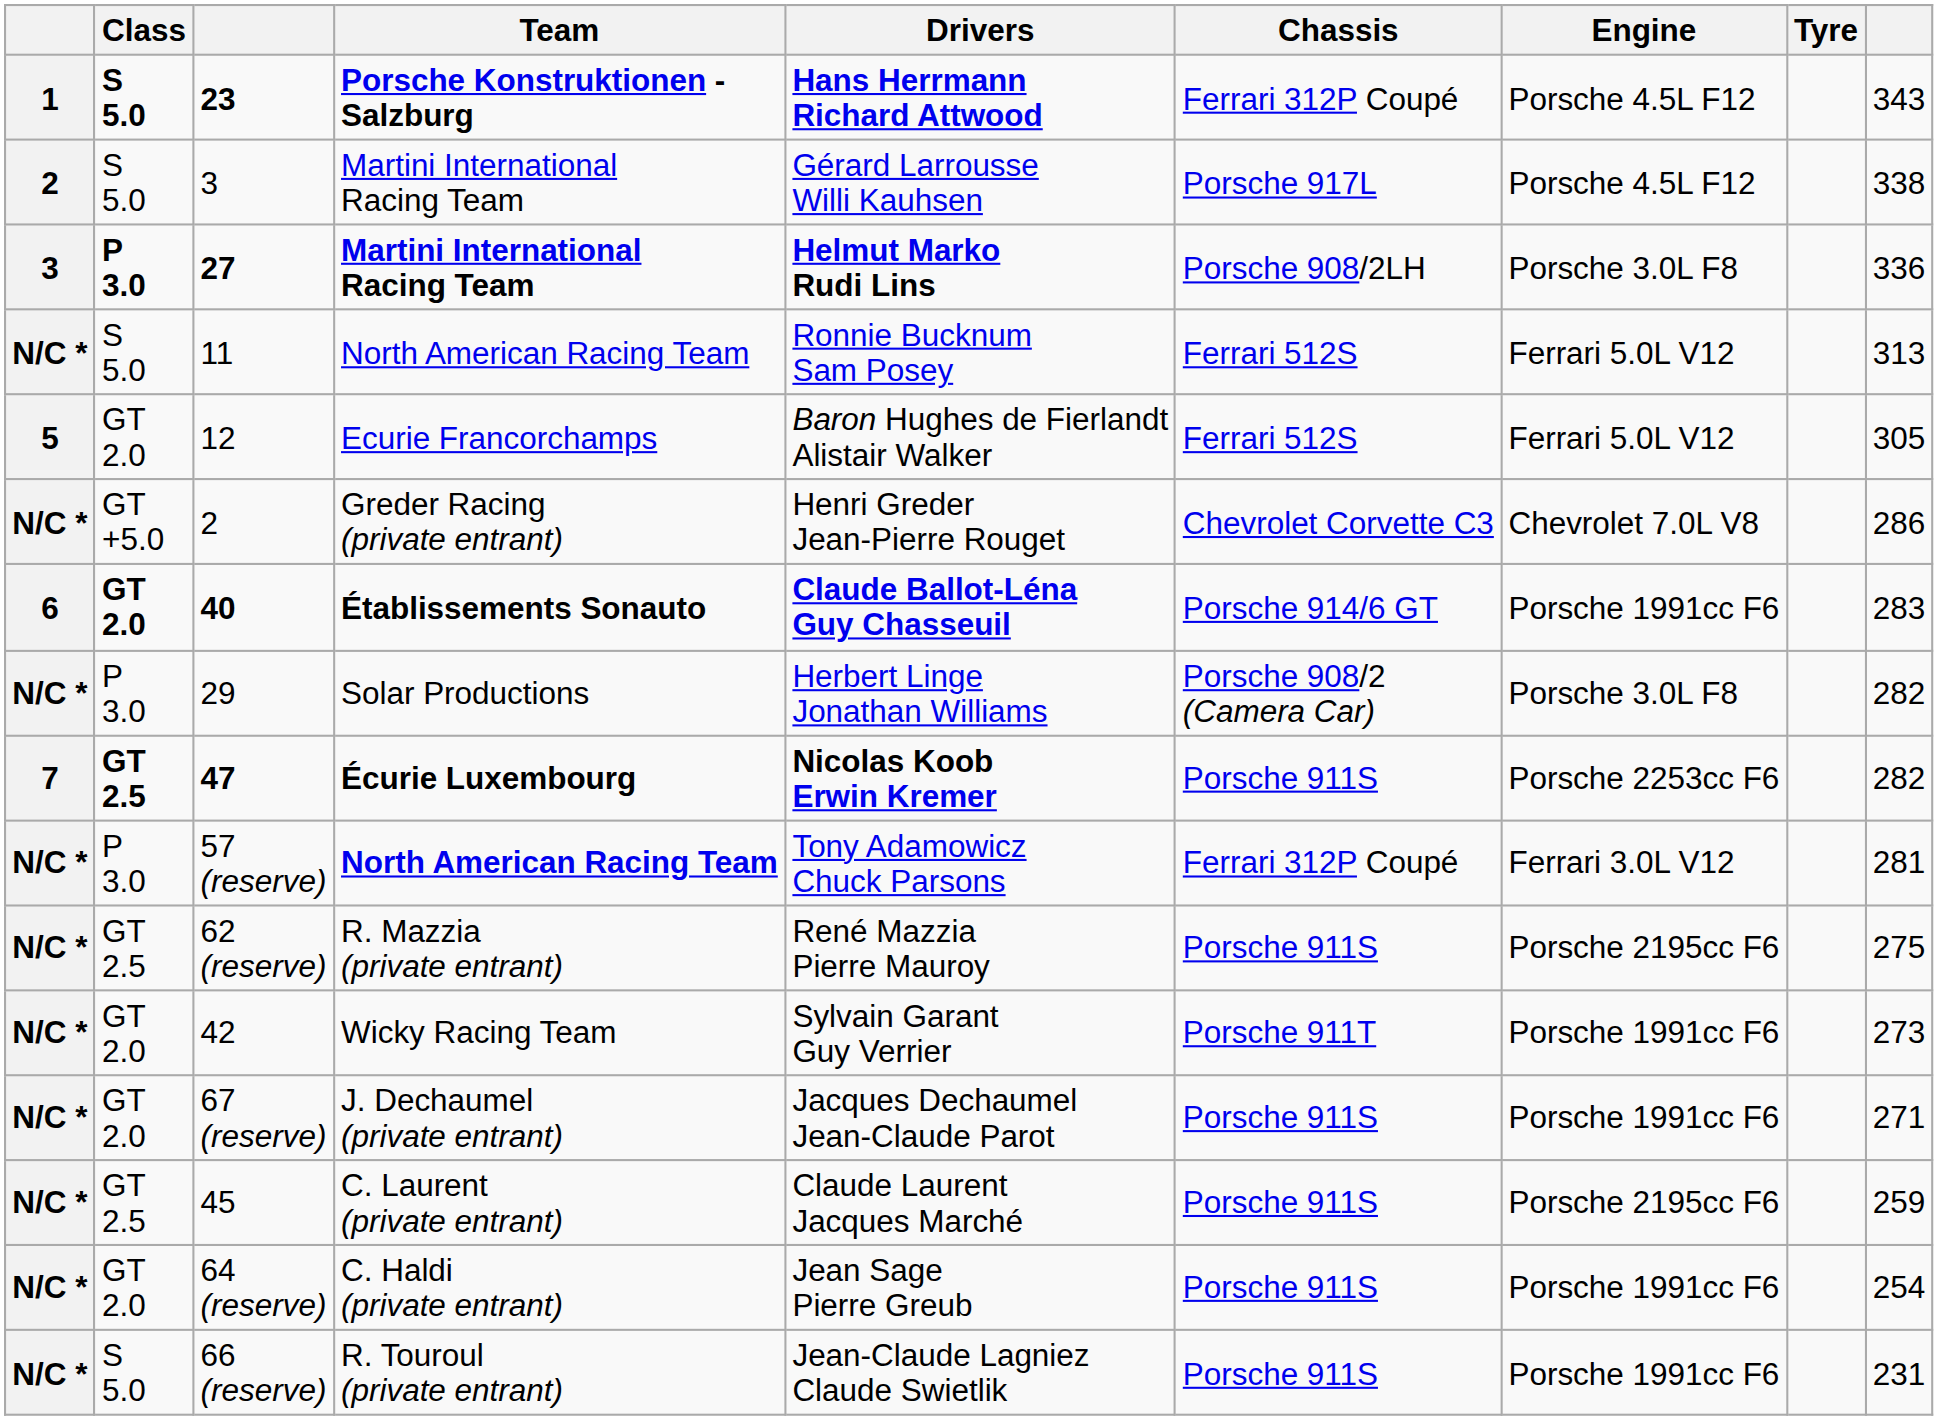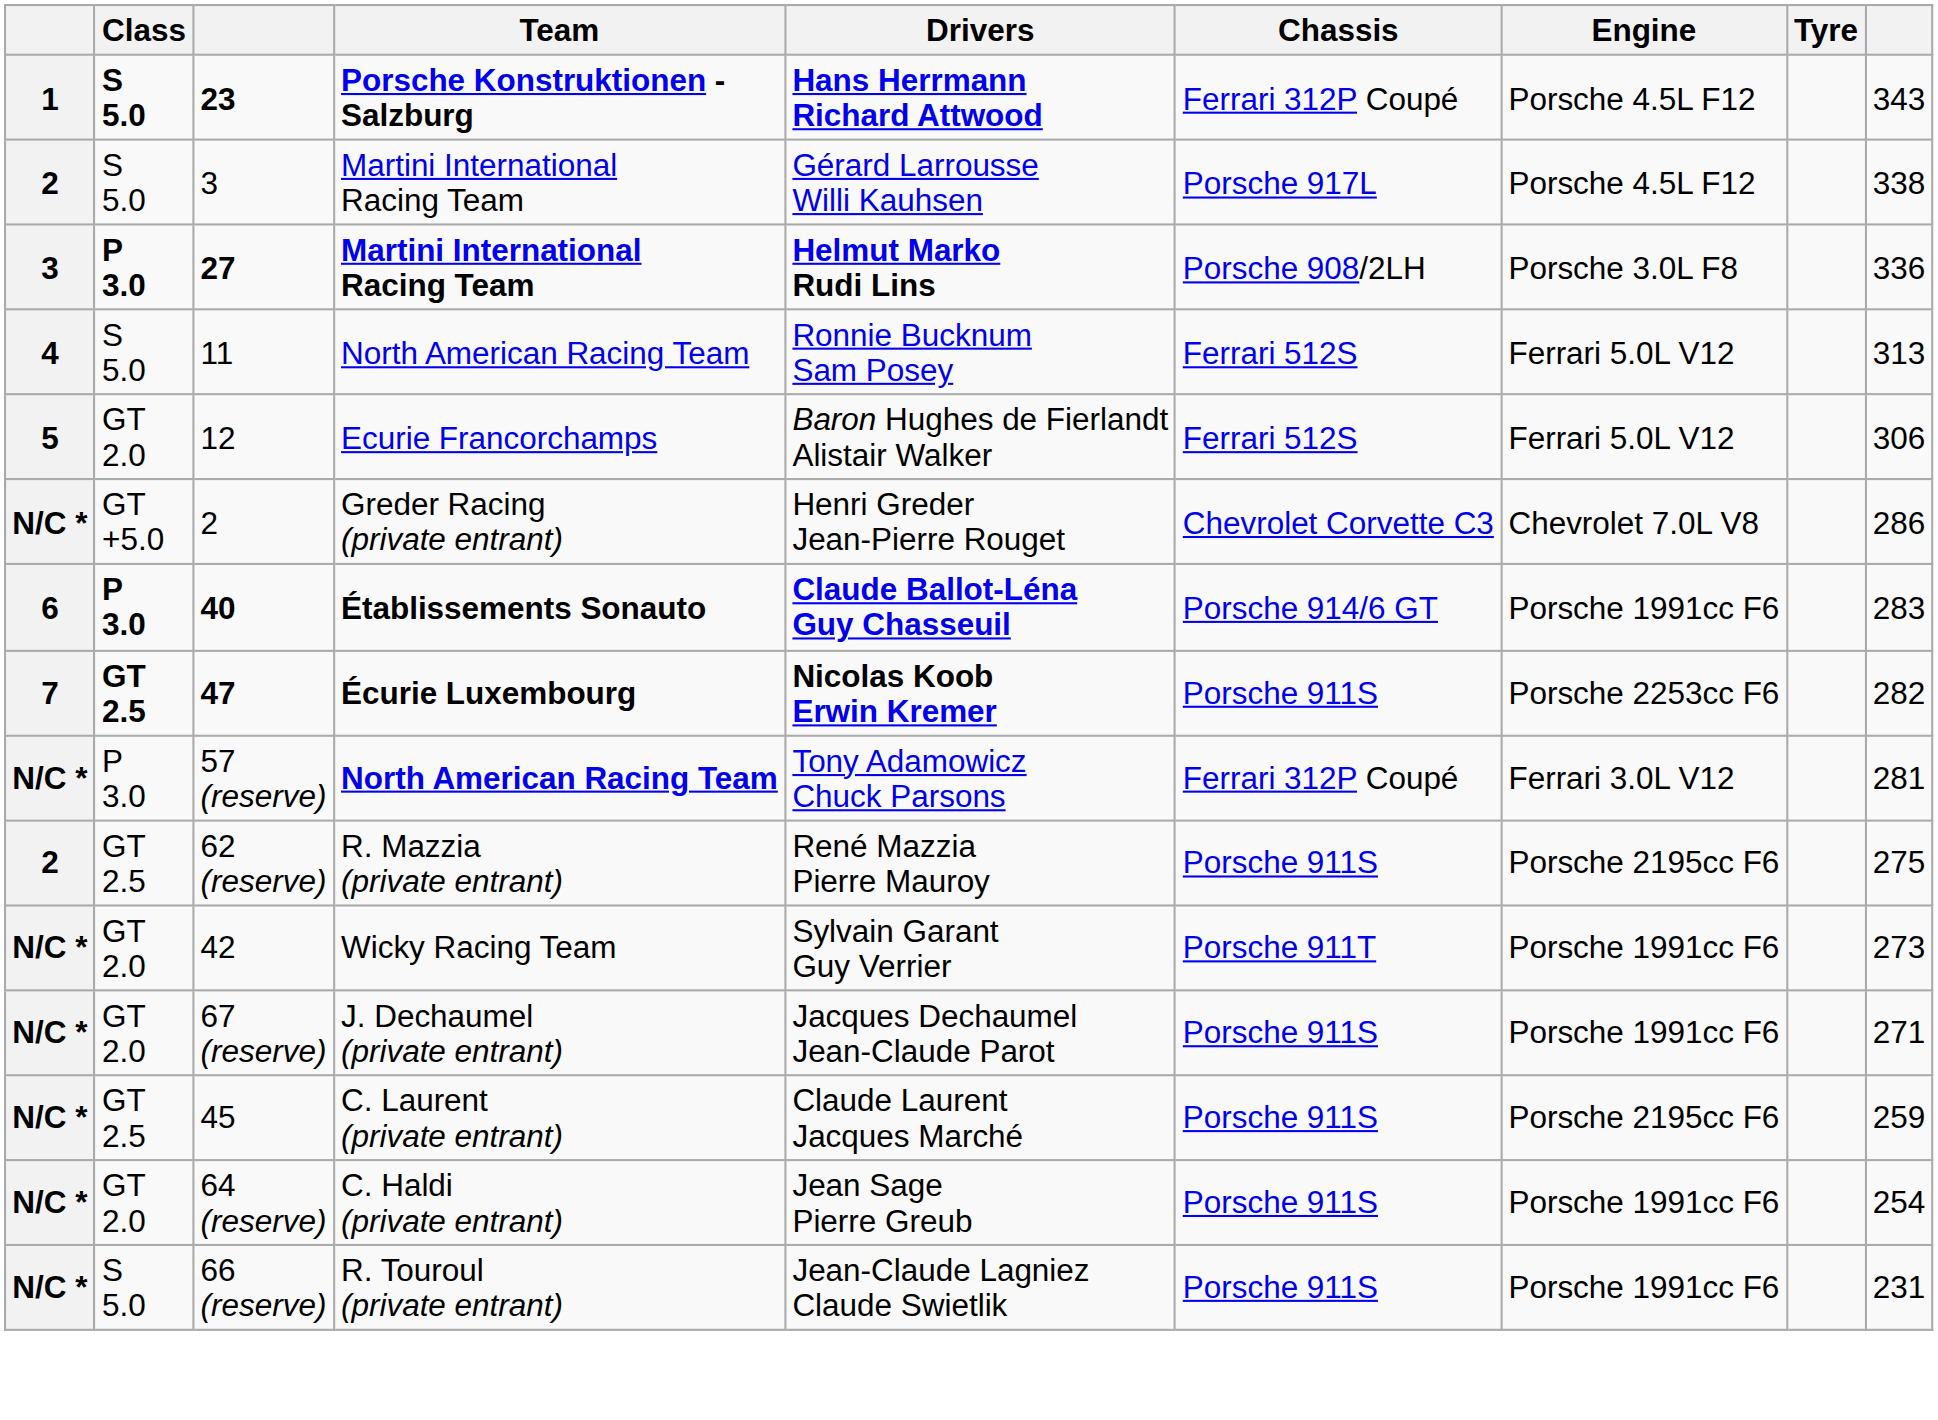(50, 353) N/C * -> (50, 353) 4
(1899, 438) 305 -> (1899, 438) 306
(124, 608) GT 2.0 -> (124, 608) P 3.0
- row: (218, 693)
(50, 948) N/C * -> (50, 863) 2
